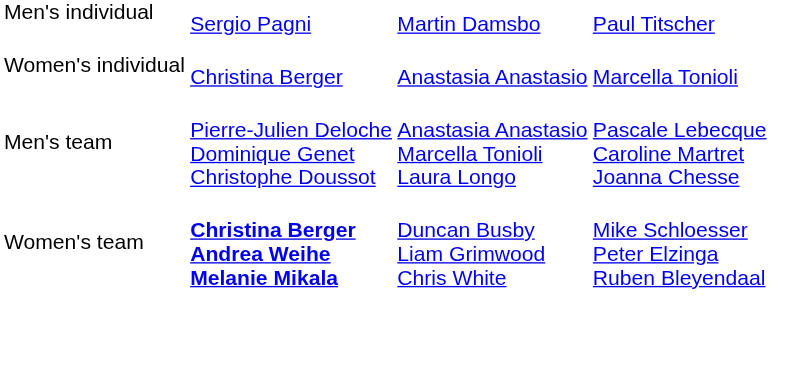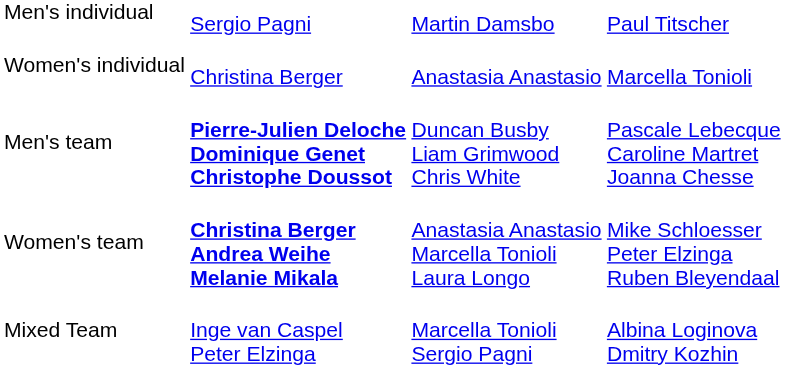(291, 153) normal -> (298, 153) bold
(492, 153) Anastasia Anastasio Marcella Tonioli Laura Longo -> (485, 153) Duncan Busby Liam Grimwood Chris White
(471, 254) Duncan Busby Liam Grimwood Chris White -> (507, 254) Anastasia Anastasio Marcella Tonioli Laura Longo
+ row: (61, 330)
